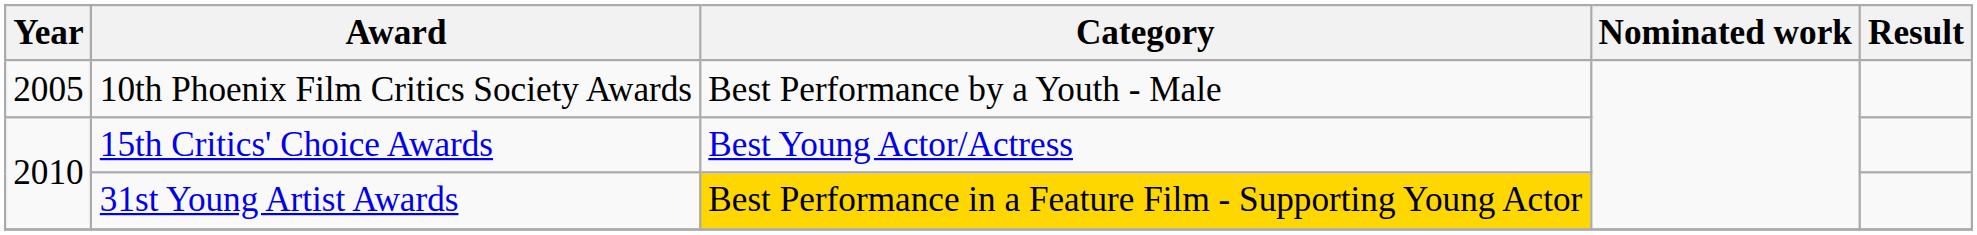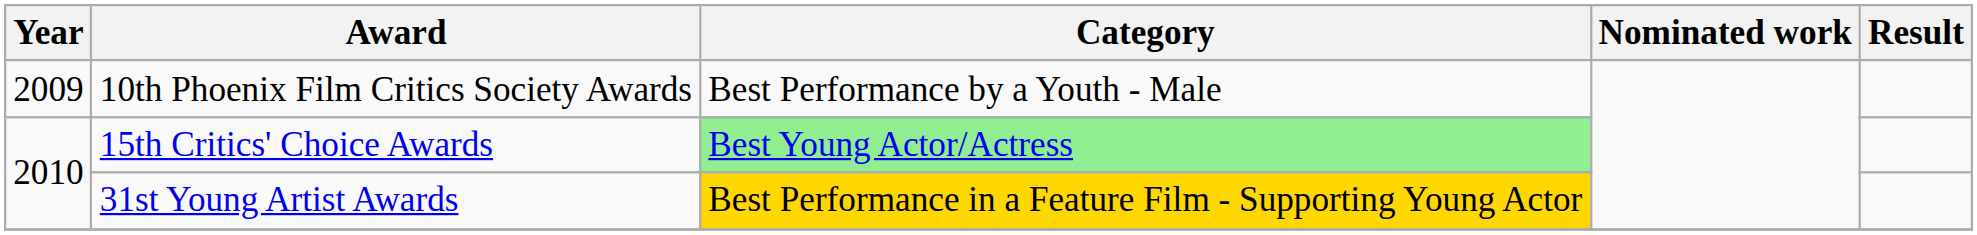(48, 88) 2005 -> (48, 88) 2009
(891, 144) no background -> (891, 144) lightgreen background
